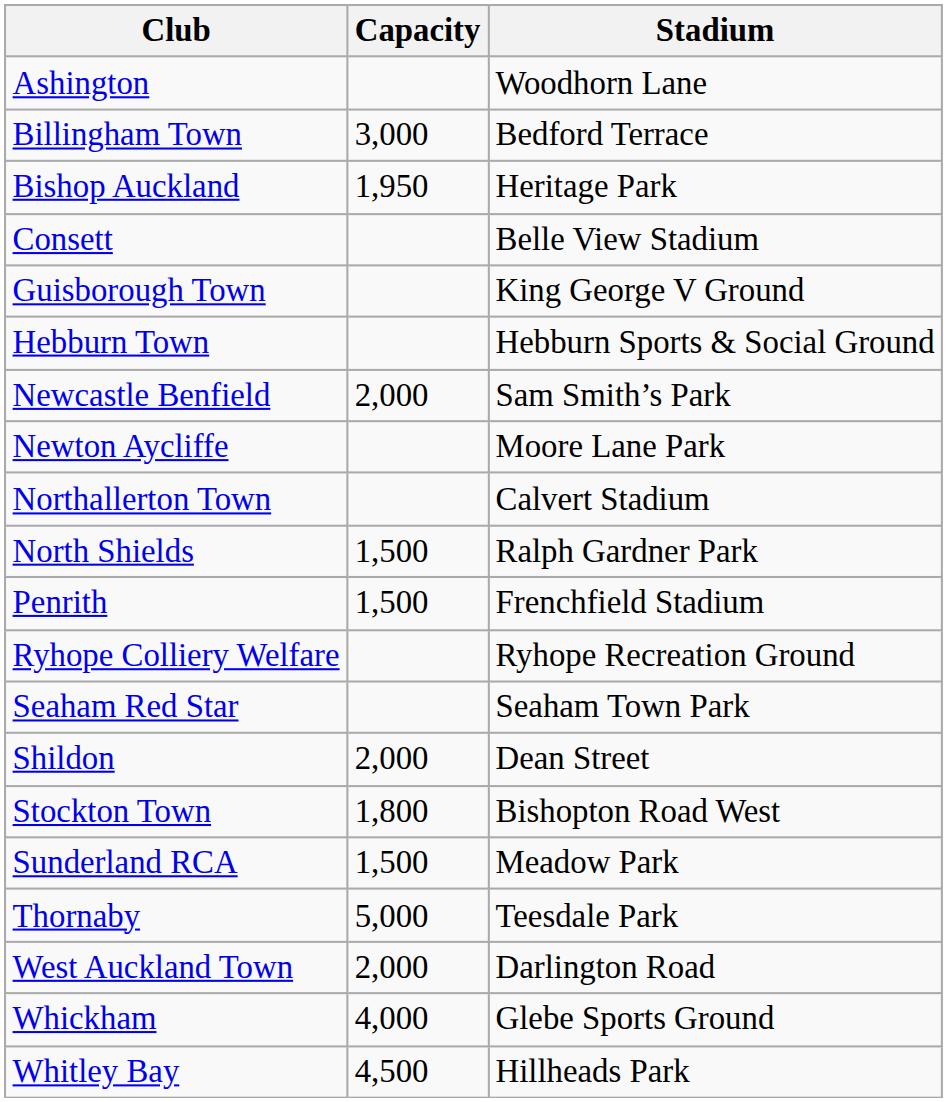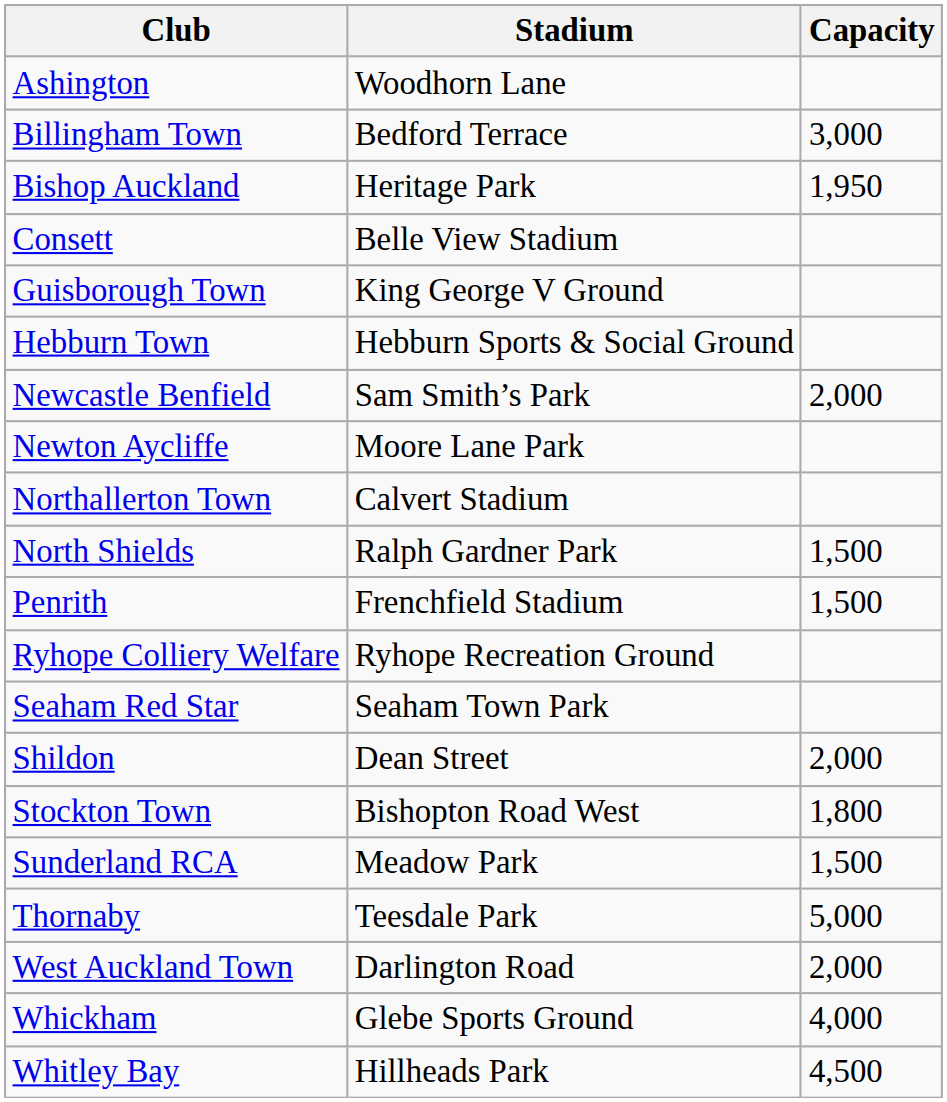columns swapped: (715, 30) <-> (418, 30)
